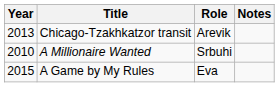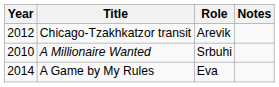(21, 33) 2013 -> (21, 33) 2012
(21, 71) 2015 -> (21, 71) 2014
